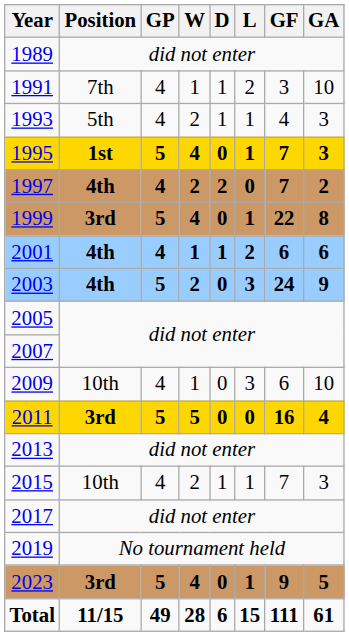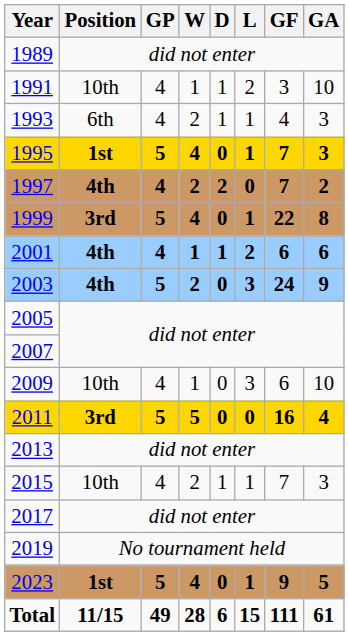(100, 86) 7th -> (100, 86) 10th
(100, 119) 5th -> (100, 119) 6th
(100, 581) 3rd -> (100, 581) 1st
